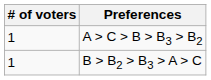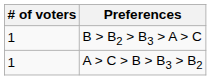rows swapped: (143, 38) <-> (142, 62)
